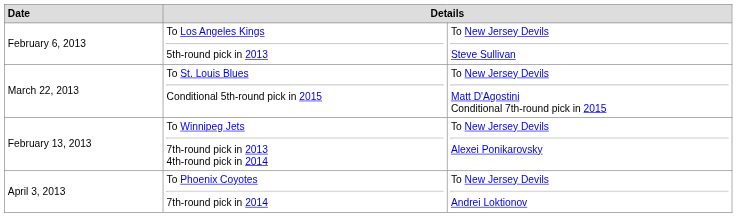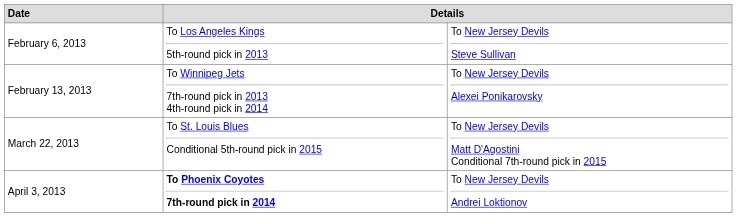rows swapped: (50, 144) <-> (43, 91)
(305, 191) normal -> (305, 191) bold
